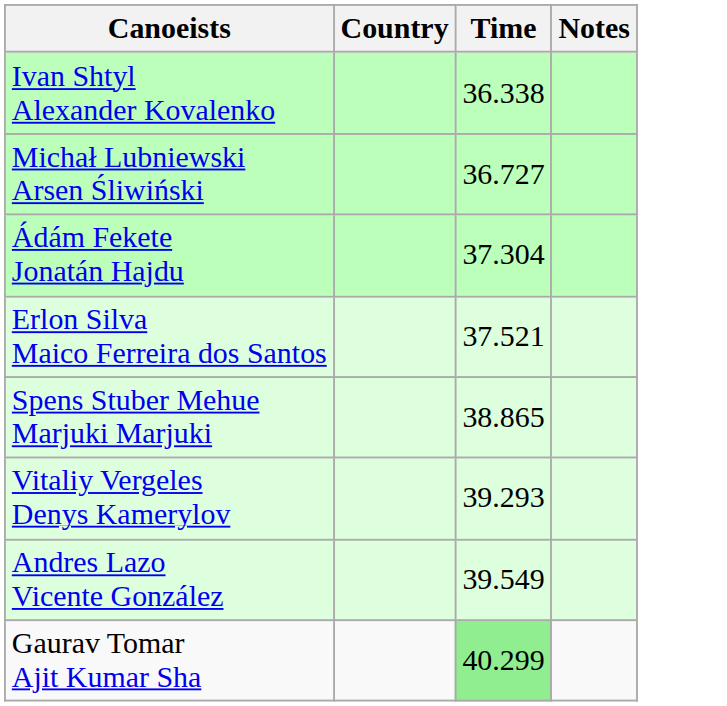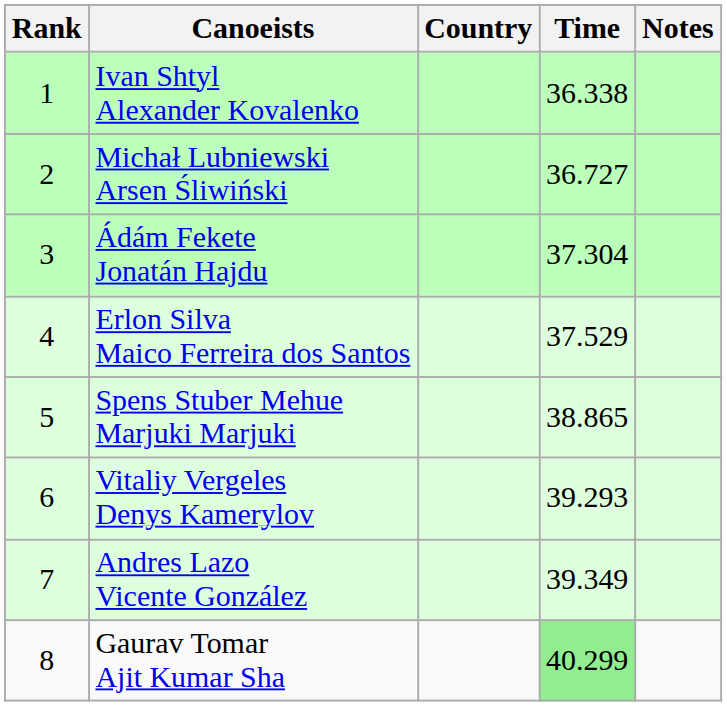+ column: (47, 28)
(504, 335) 37.521 -> (587, 335) 37.529
(504, 579) 39.549 -> (587, 579) 39.349
